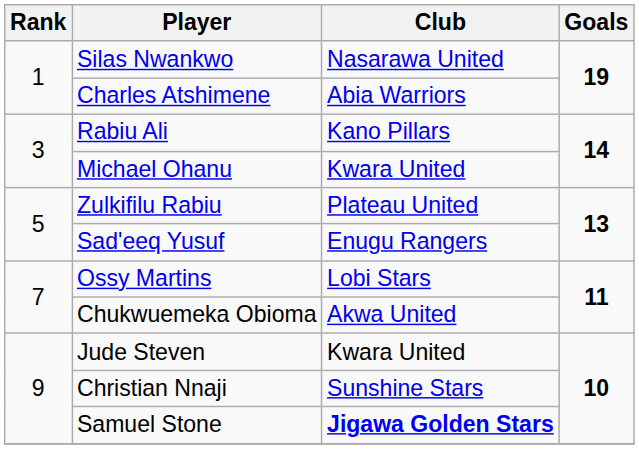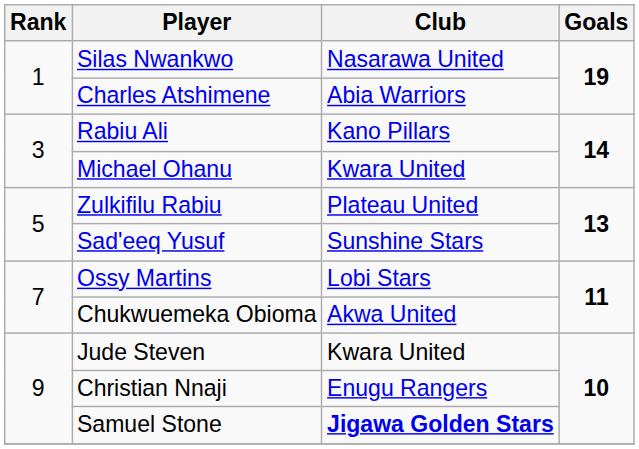(407, 242) Enugu Rangers -> (405, 242) Sunshine Stars
(405, 388) Sunshine Stars -> (407, 388) Enugu Rangers
